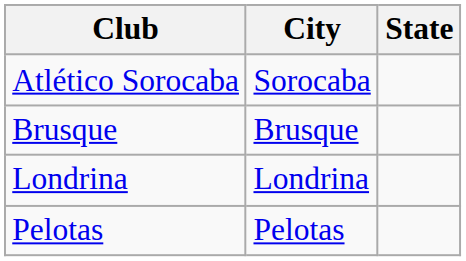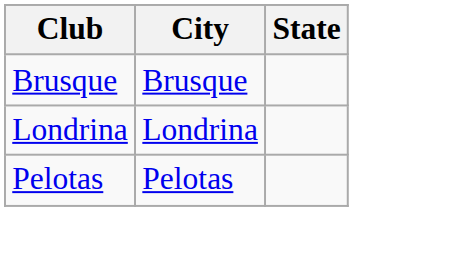- row: (126, 79)
